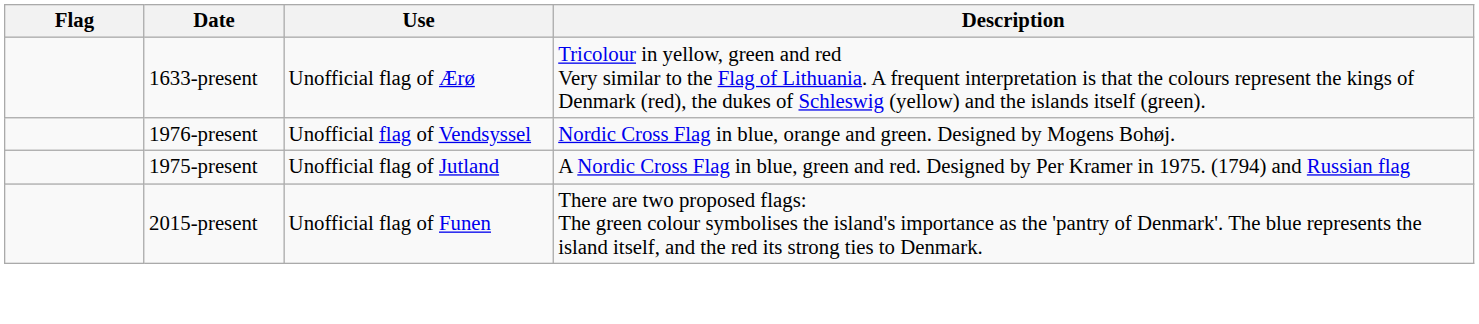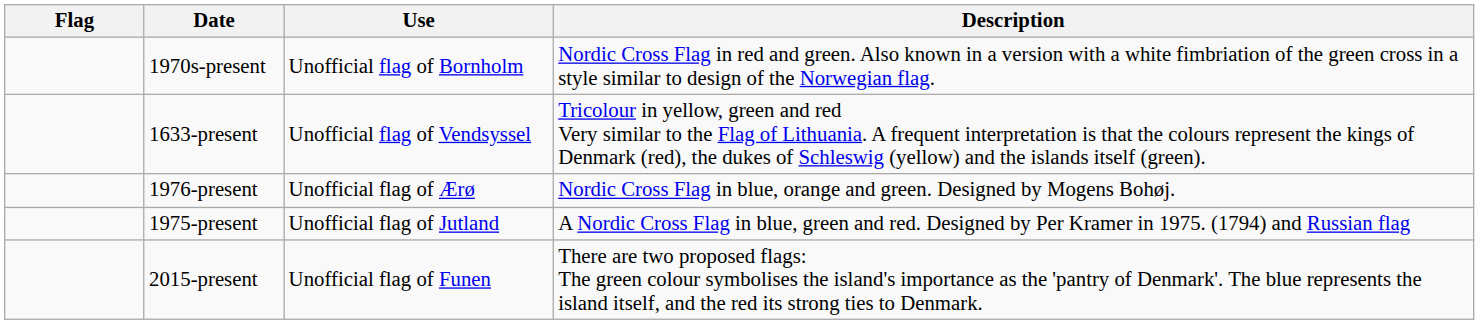+ row: (207, 65)
(382, 77) Unofficial flag of Ærø -> (410, 133) Unofficial flag of Vendsyssel
(410, 133) Unofficial flag of Vendsyssel -> (382, 190) Unofficial flag of Ærø
